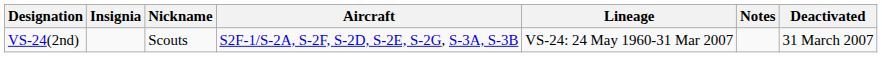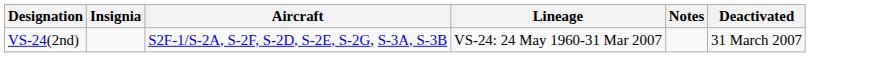- column: (180, 16)
